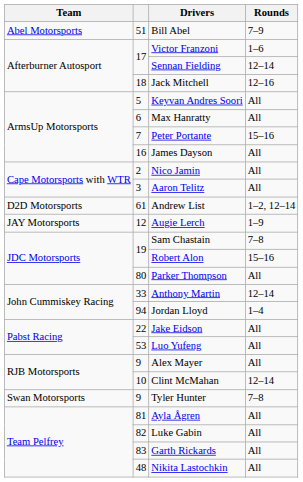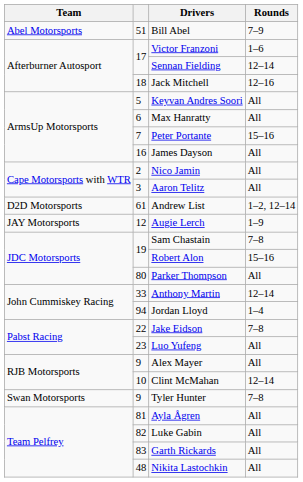(254, 327) All -> (256, 327) 7–8
(141, 345) 53 -> (141, 345) 23
